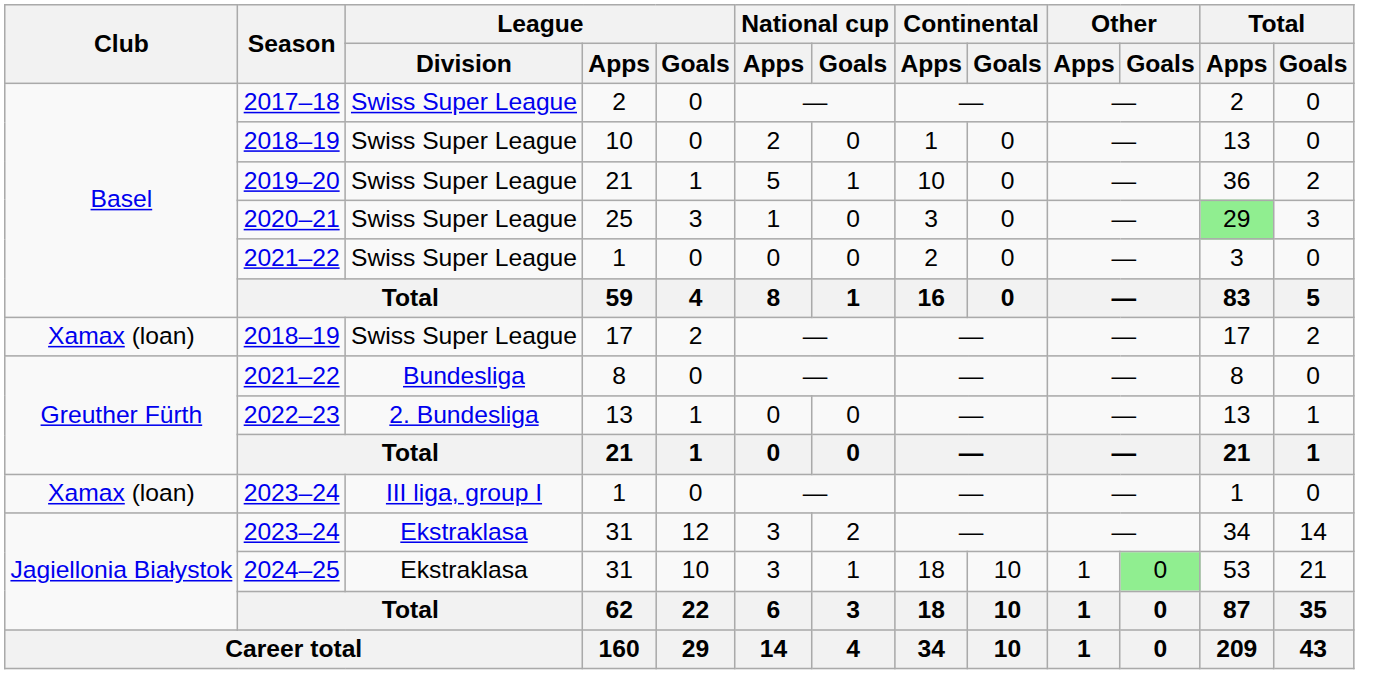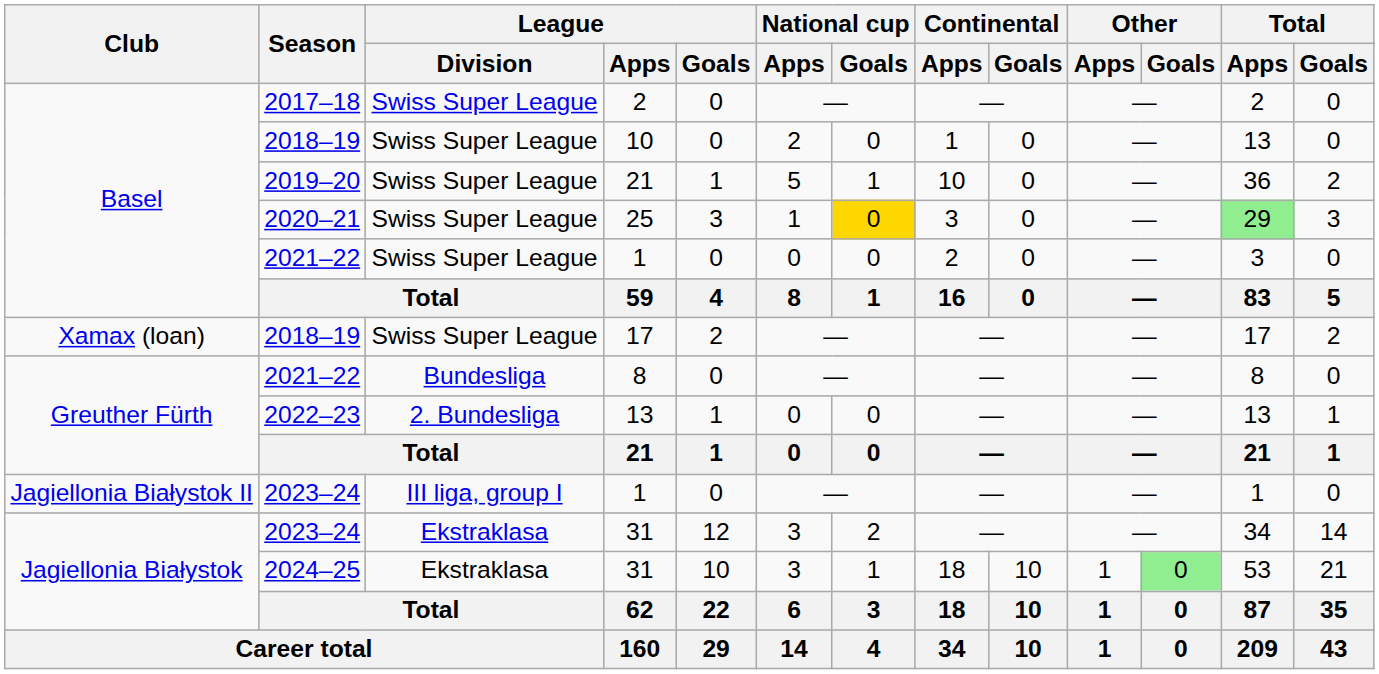(853, 219) no background -> (874, 219) gold background
(121, 492) Xamax (loan) -> (132, 492) Jagiellonia Białystok II
